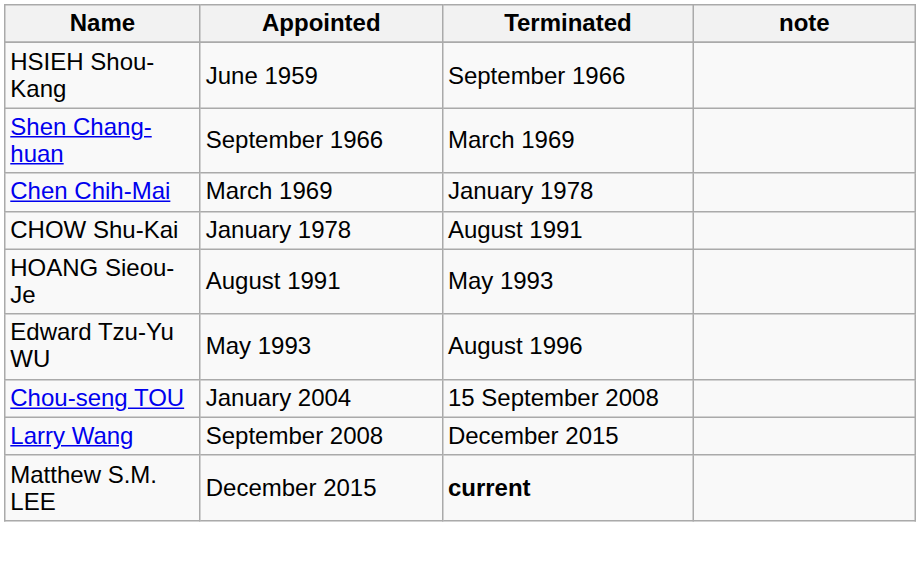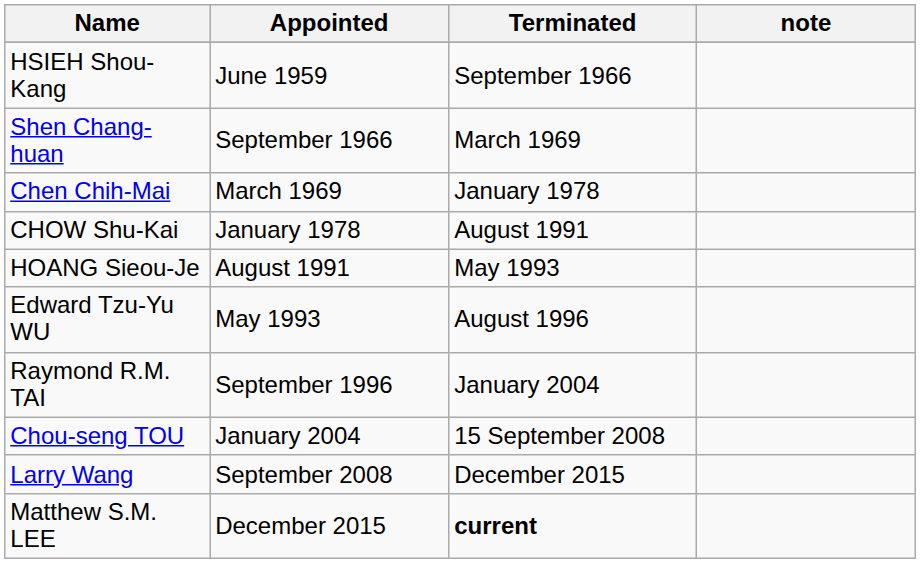+ row: (90, 384)
